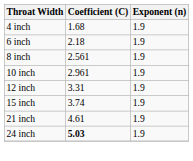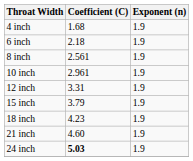(76, 103) 3.74 -> (76, 103) 3.79
+ row: (21, 118)
(76, 118) 4.61 -> (76, 133) 4.60
